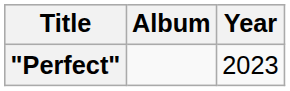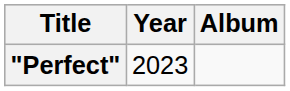columns swapped: (250, 24) <-> (171, 24)
